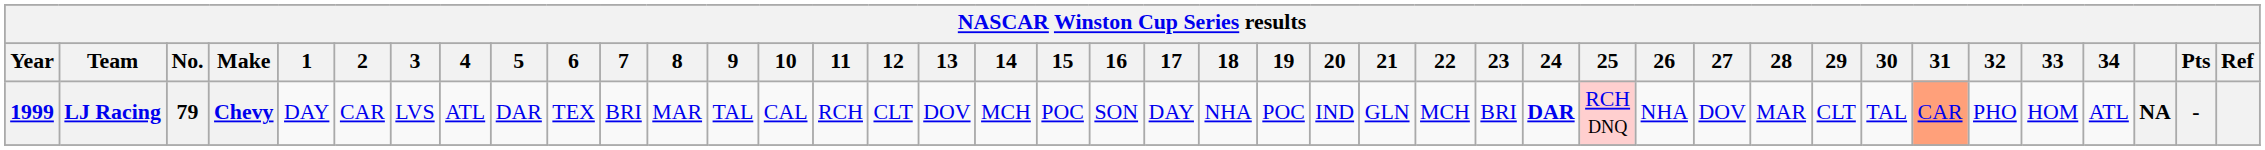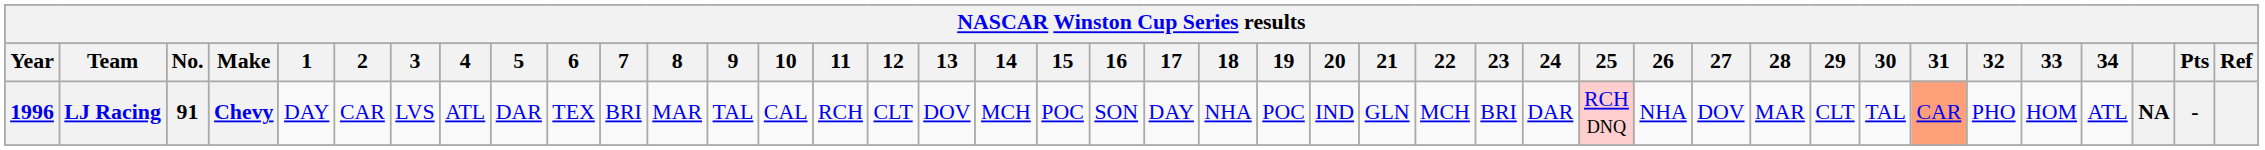(32, 112) 1999 -> (32, 112) 1996
(187, 112) 79 -> (187, 112) 91
(1551, 112) bold -> (1550, 112) normal
